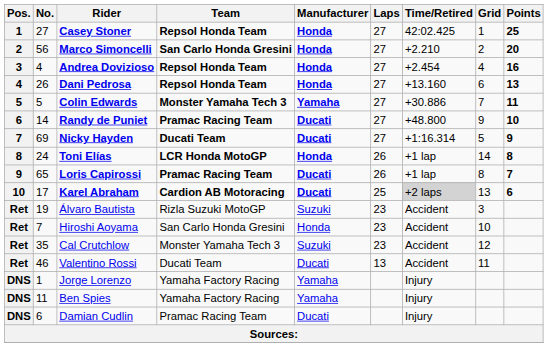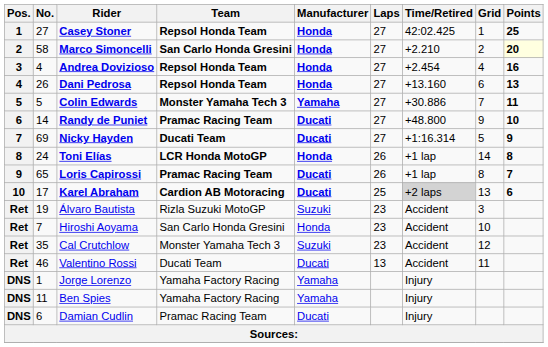(42, 49) 56 -> (42, 49) 58
(513, 49) no background -> (513, 49) lightyellow background
